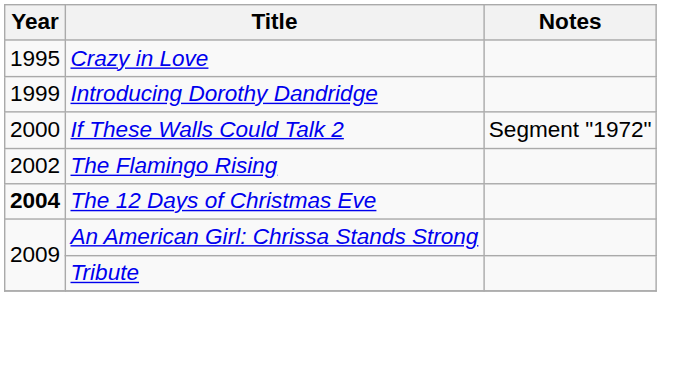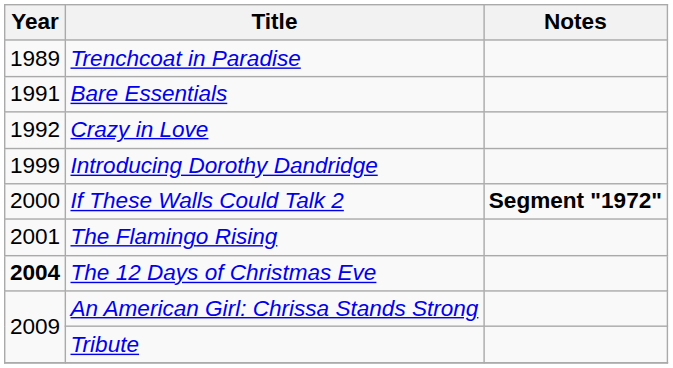+ row: (186, 58)
+ row: (149, 93)
(35, 58) 1995 -> (35, 129) 1992
(570, 129) normal -> (575, 201) bold
(35, 165) 2002 -> (35, 237) 2001
